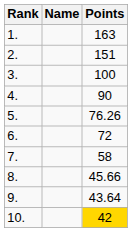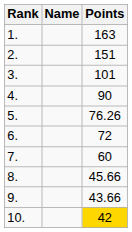(105, 75) 100 -> (105, 75) 101
(105, 156) 58 -> (105, 156) 60
(105, 197) 43.64 -> (105, 197) 43.66
